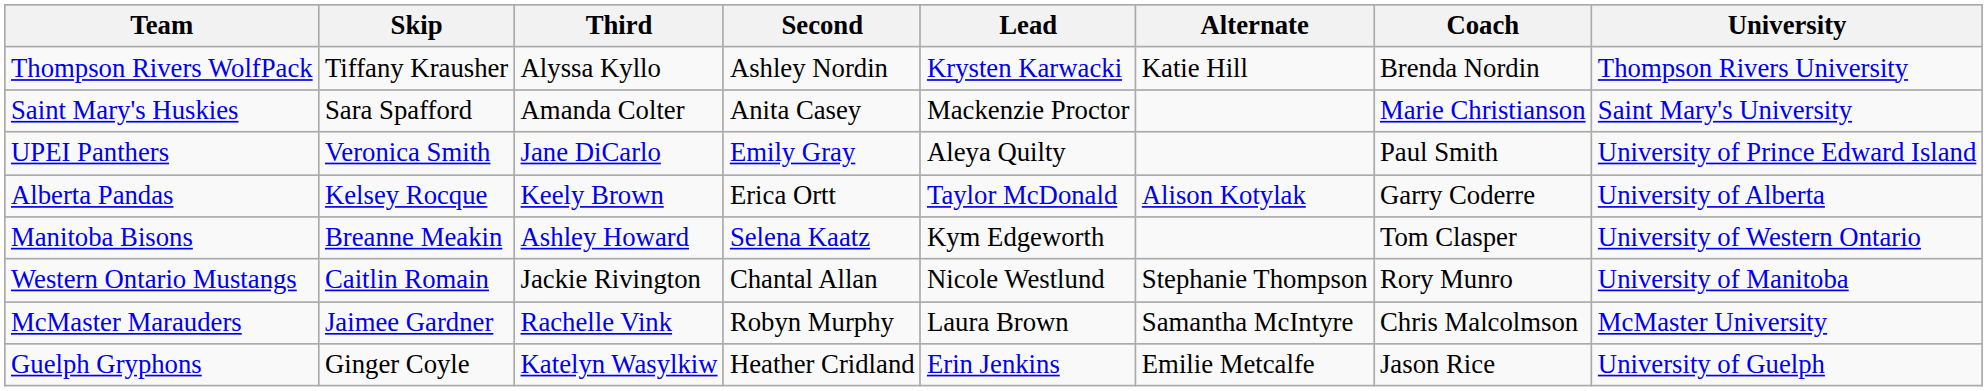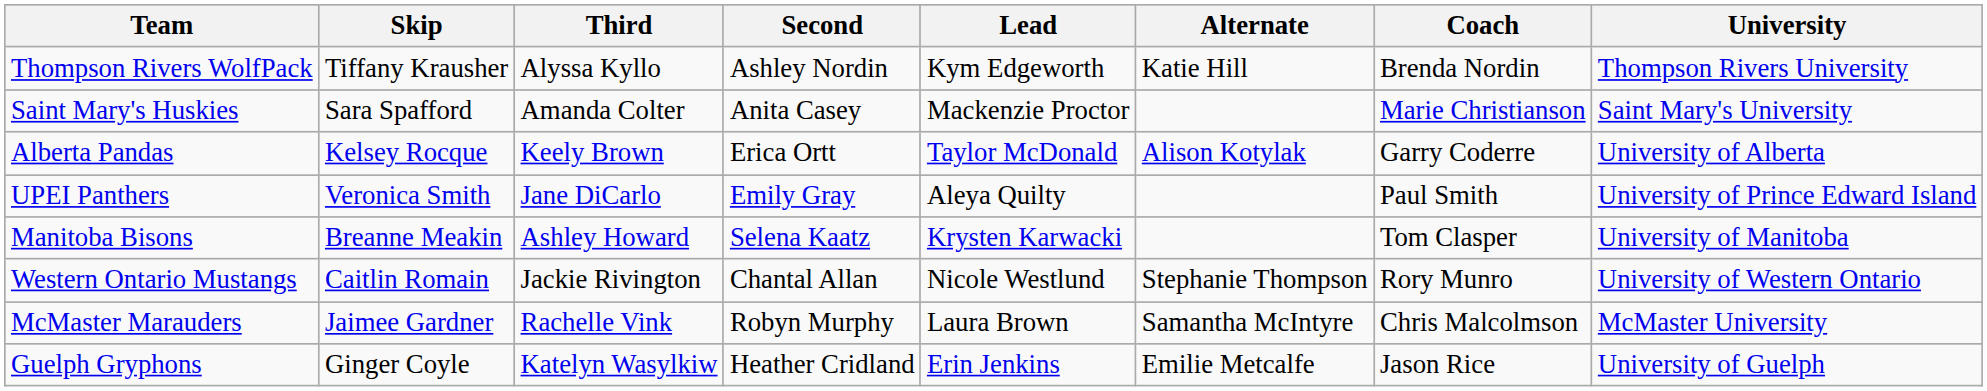(1025, 68) Krysten Karwacki -> (1016, 68) Kym Edgeworth
rows swapped: (90, 152) <-> (92, 195)
(1016, 237) Kym Edgeworth -> (1025, 237) Krysten Karwacki
(1759, 237) University of Western Ontario -> (1723, 237) University of Manitoba
(1723, 279) University of Manitoba -> (1759, 279) University of Western Ontario
